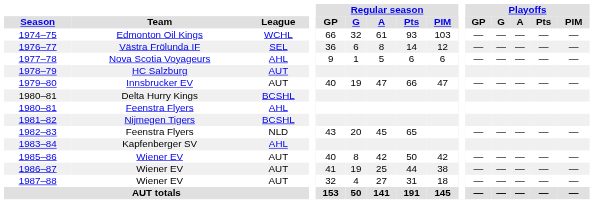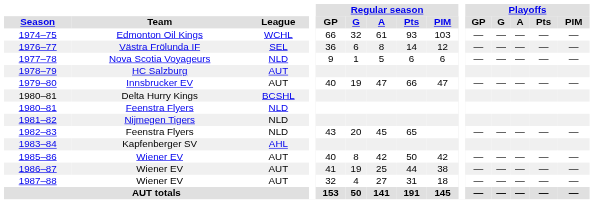(278, 59) AHL -> (278, 59) NLD
(278, 107) AHL -> (278, 107) NLD
(278, 120) BCSHL -> (278, 120) NLD
